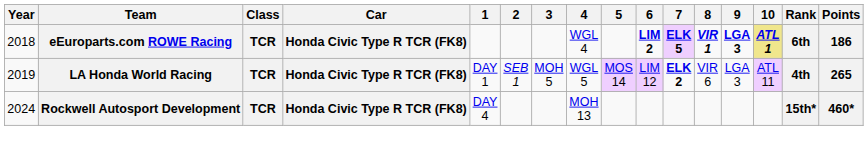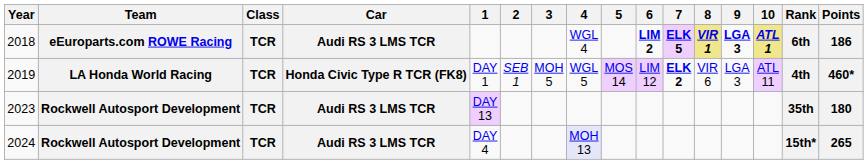(376, 41) Honda Civic Type R TCR (FK8) -> (376, 41) Audi RS 3 LMS TCR
(708, 41) no background -> (708, 41) khaki background
(841, 75) 265 -> (841, 75) 460*
+ row: (21, 109)
(376, 109) Honda Civic Type R TCR (FK8) -> (376, 143) Audi RS 3 LMS TCR
(584, 109) no background -> (584, 143) lavender background
(841, 109) 460* -> (841, 143) 265
